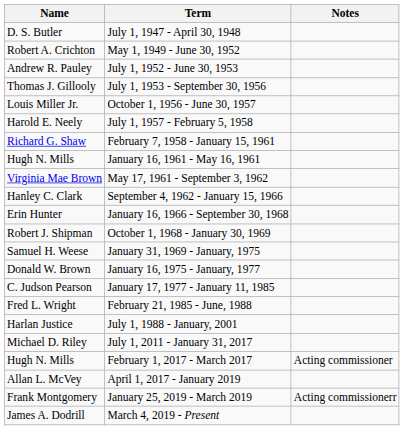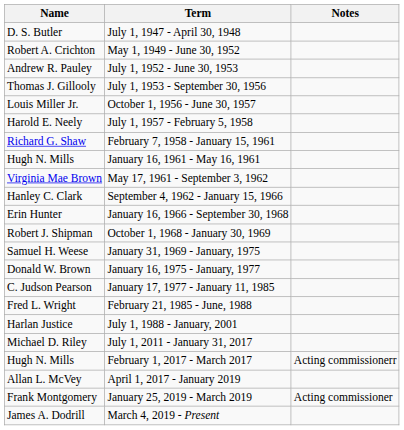(343, 360) Acting commissioner -> (345, 360) Acting commissionerr
(345, 397) Acting commissionerr -> (343, 397) Acting commissioner
